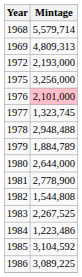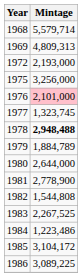(54, 130) normal -> (54, 130) bold
(54, 247) 3,104,592 -> (54, 247) 3,104,172
